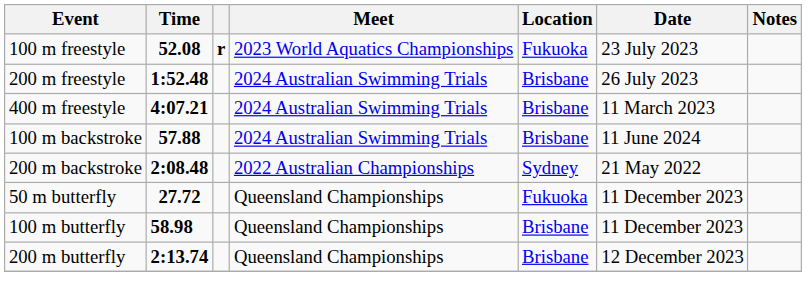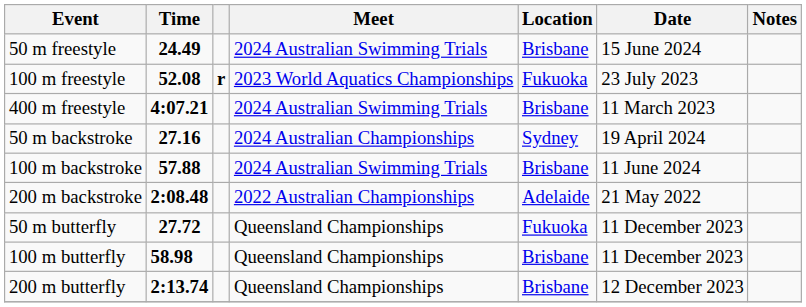+ row: (62, 49)
- row: (67, 78)
+ row: (71, 138)
(550, 167) Sydney -> (556, 197) Adelaide
